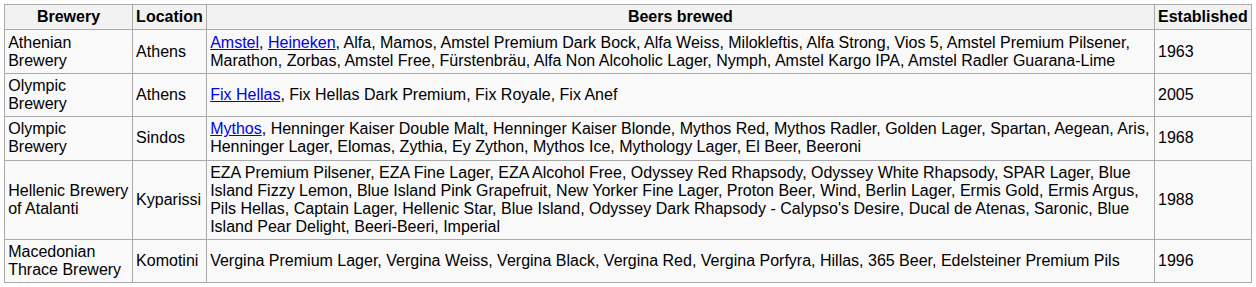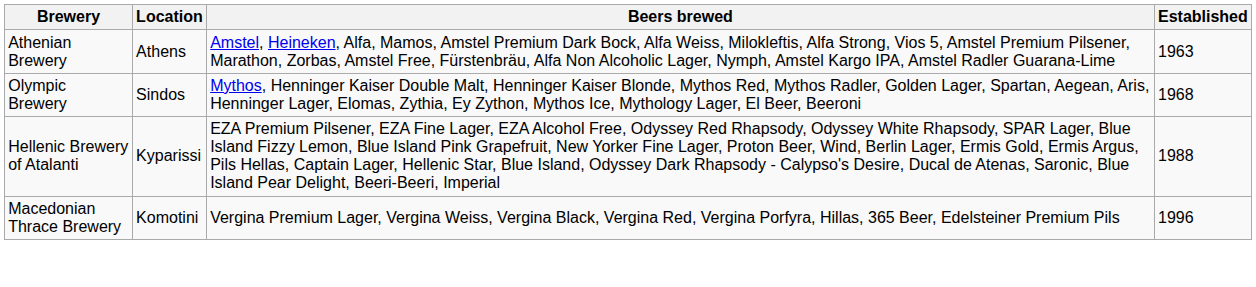- row: (414, 94)
